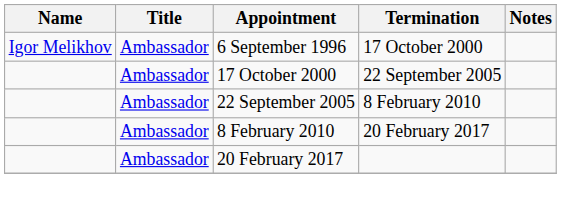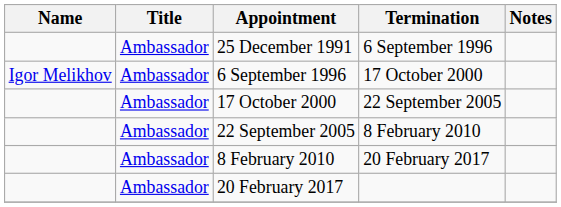+ row: (284, 46)
